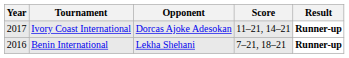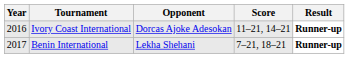(17, 29) 2017 -> (17, 29) 2016
(17, 45) 2016 -> (17, 45) 2017
